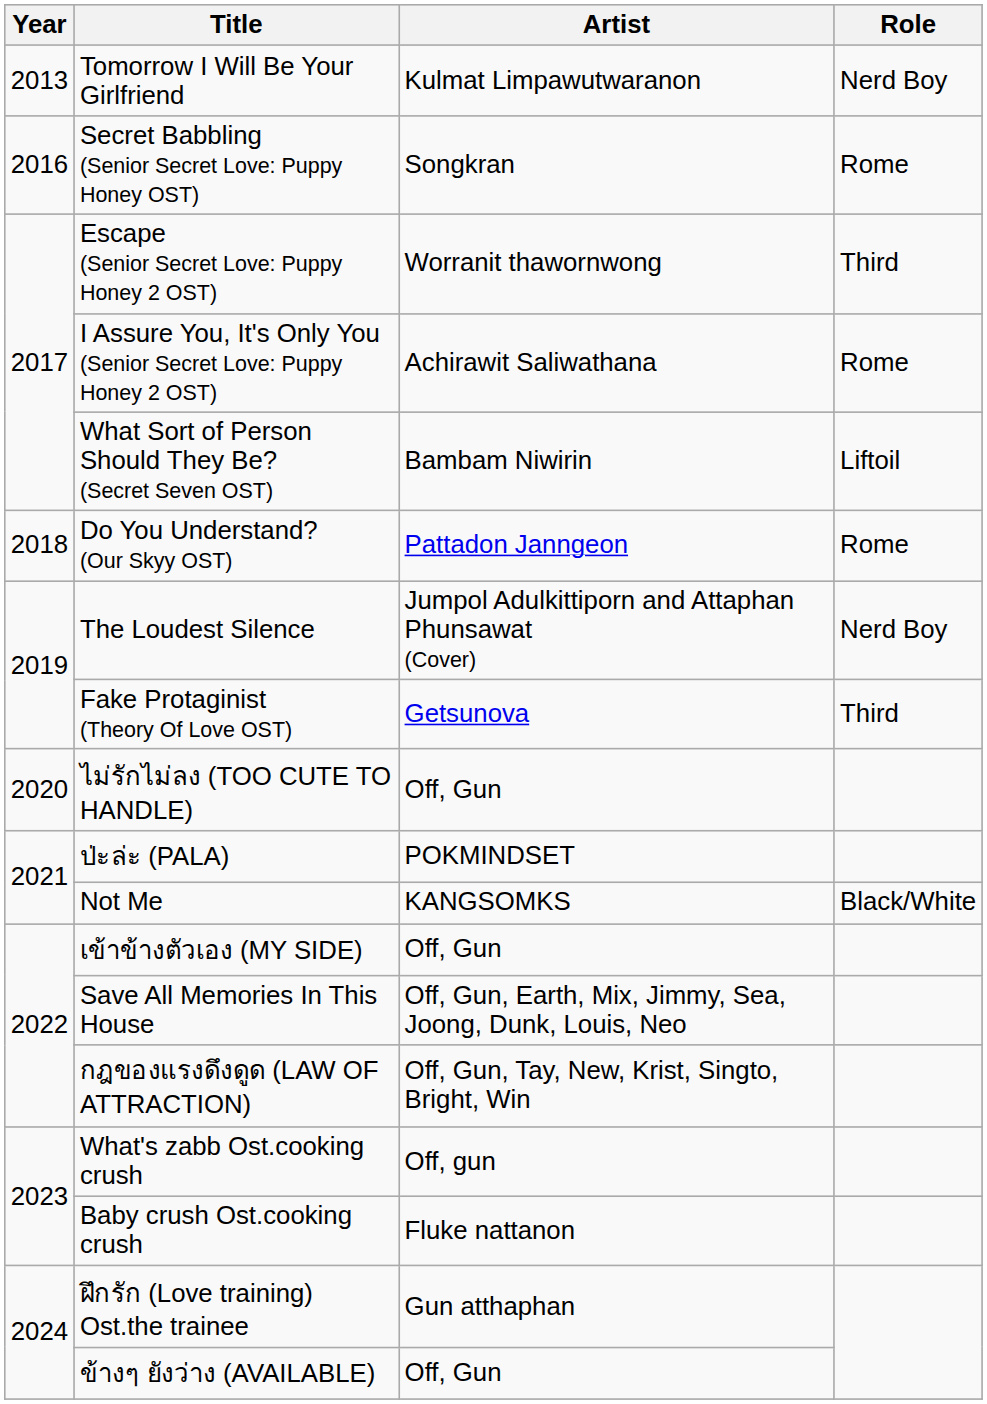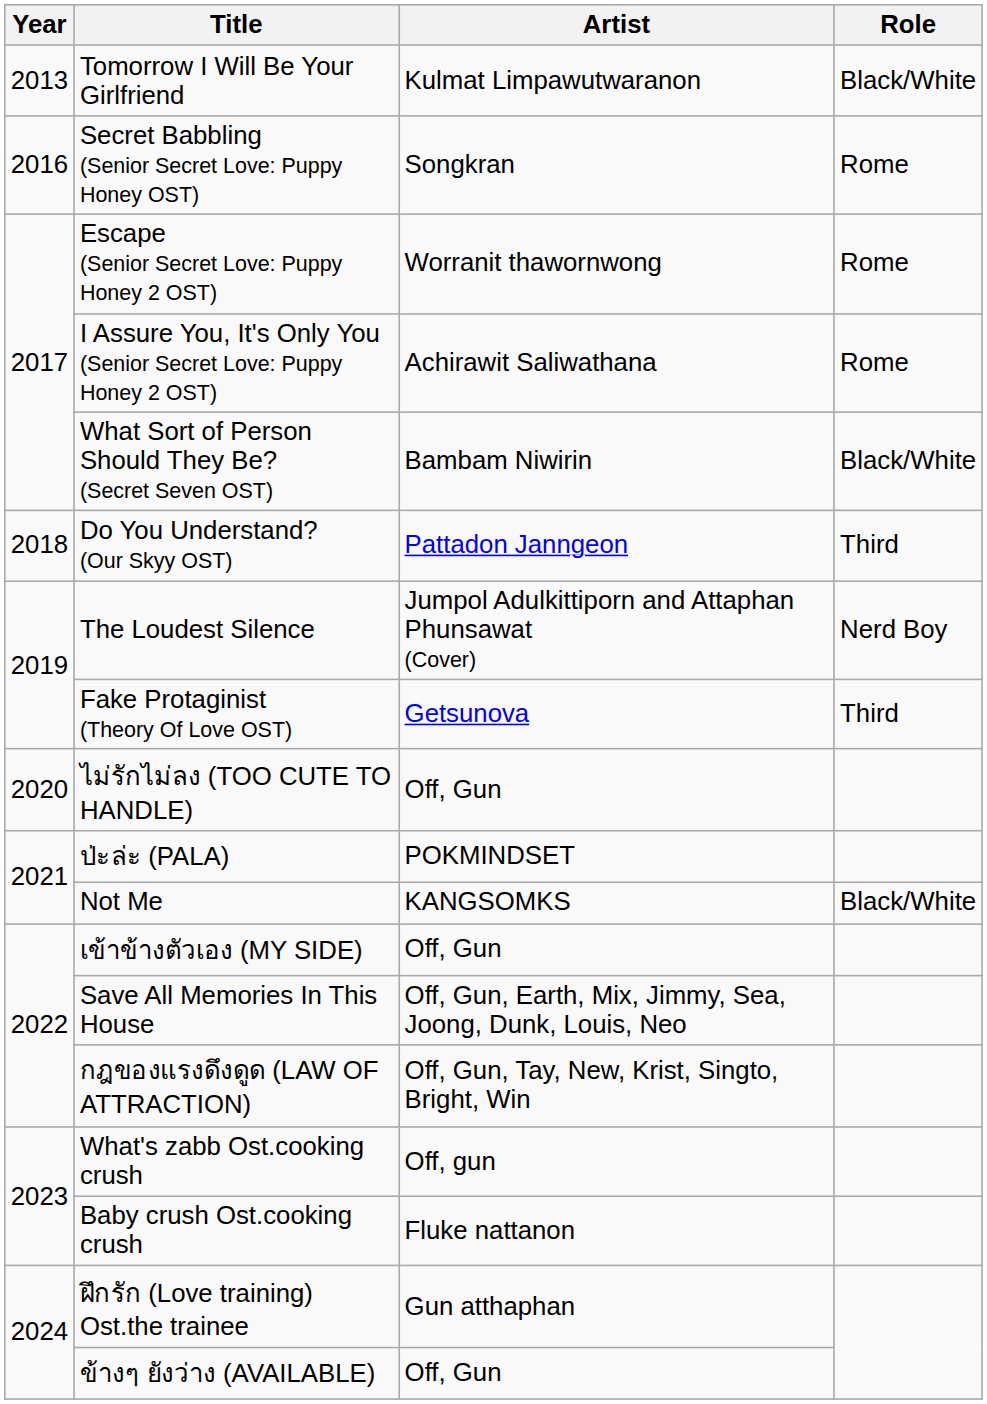(894, 80) Nerd Boy -> (908, 80) Black/White
(869, 263) Third -> (874, 263) Rome
(870, 461) Liftoil -> (908, 461) Black/White
(874, 545) Rome -> (869, 545) Third
